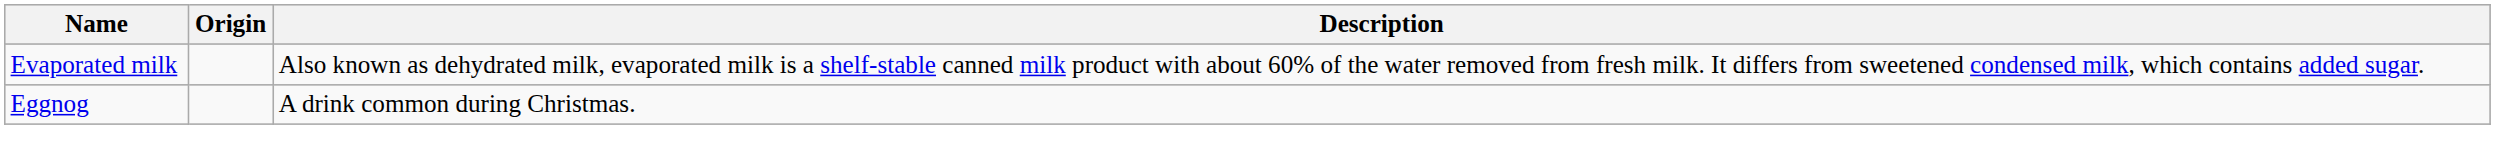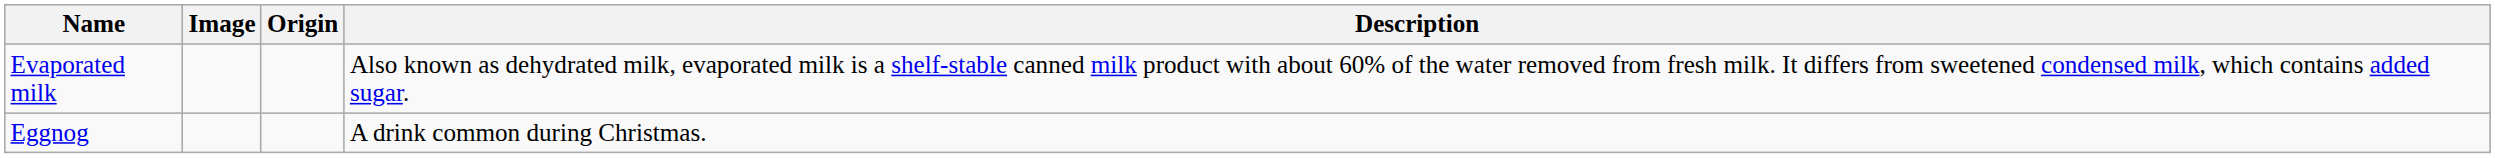+ column: (222, 24)
